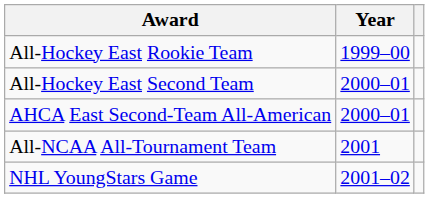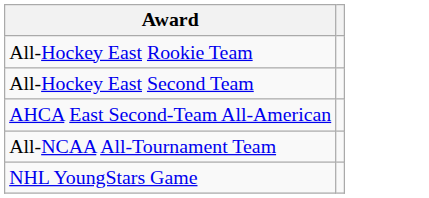- column: (375, 20)
